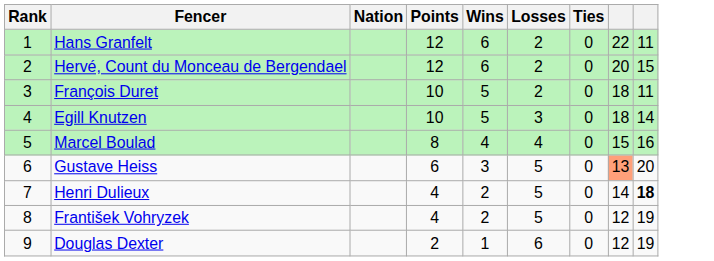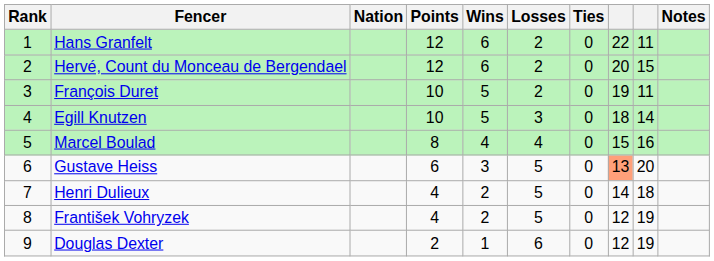+ column: (684, 17)
(621, 92) 18 -> (621, 92) 19
(645, 192) bold -> (645, 192) normal
